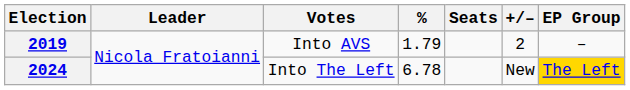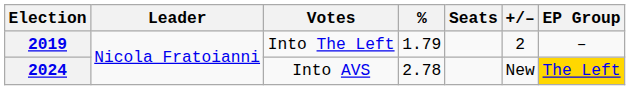(331, 44) Into AVS -> (331, 44) Into The Left
(331, 71) Into The Left -> (331, 71) Into AVS
(422, 71) 6.78 -> (422, 71) 2.78
